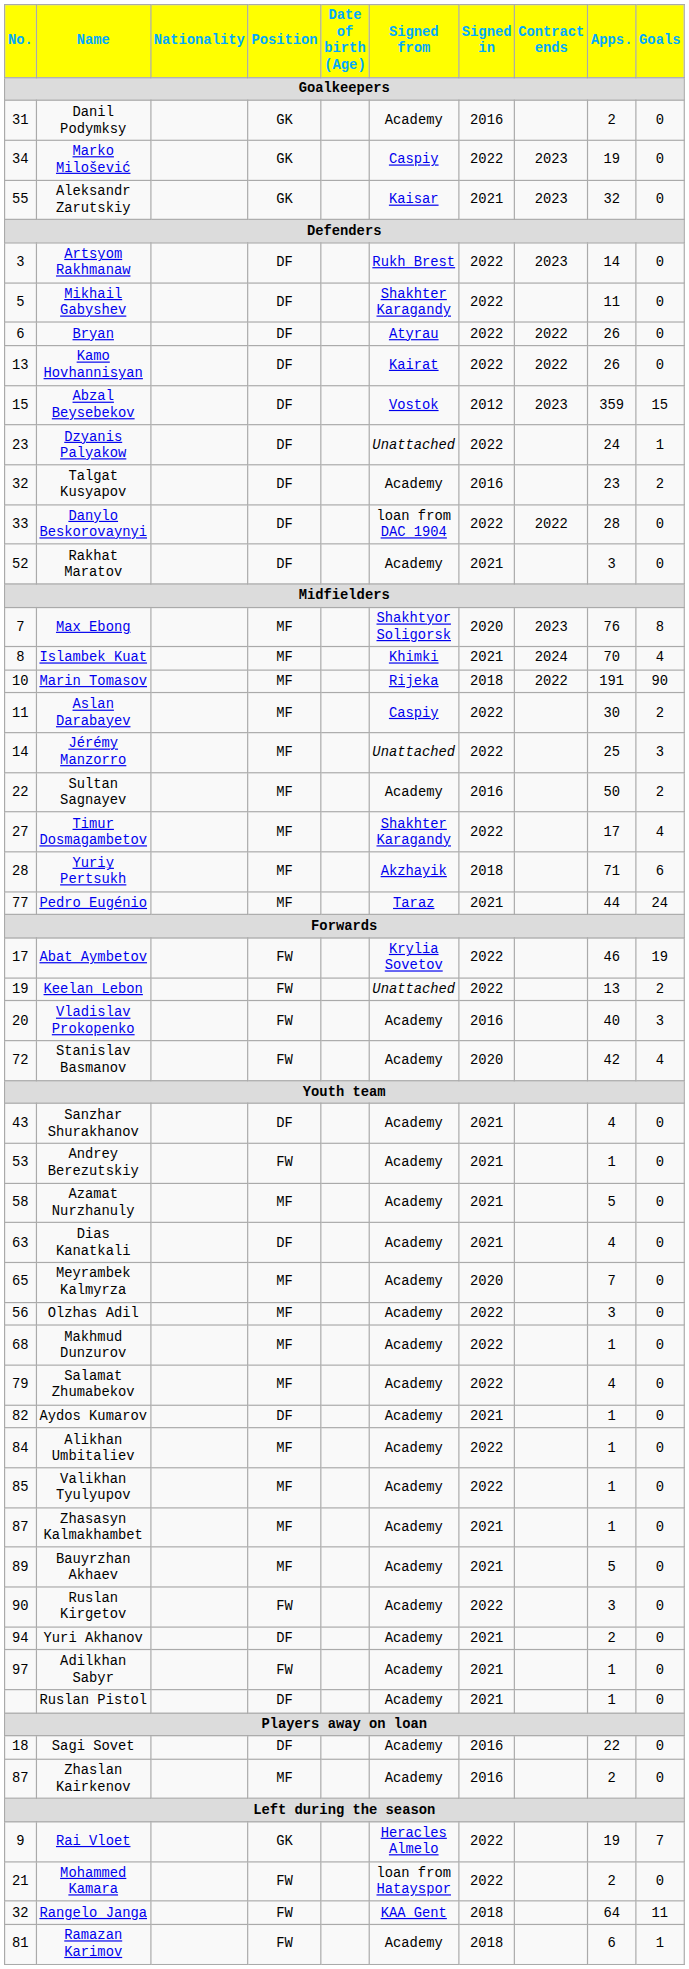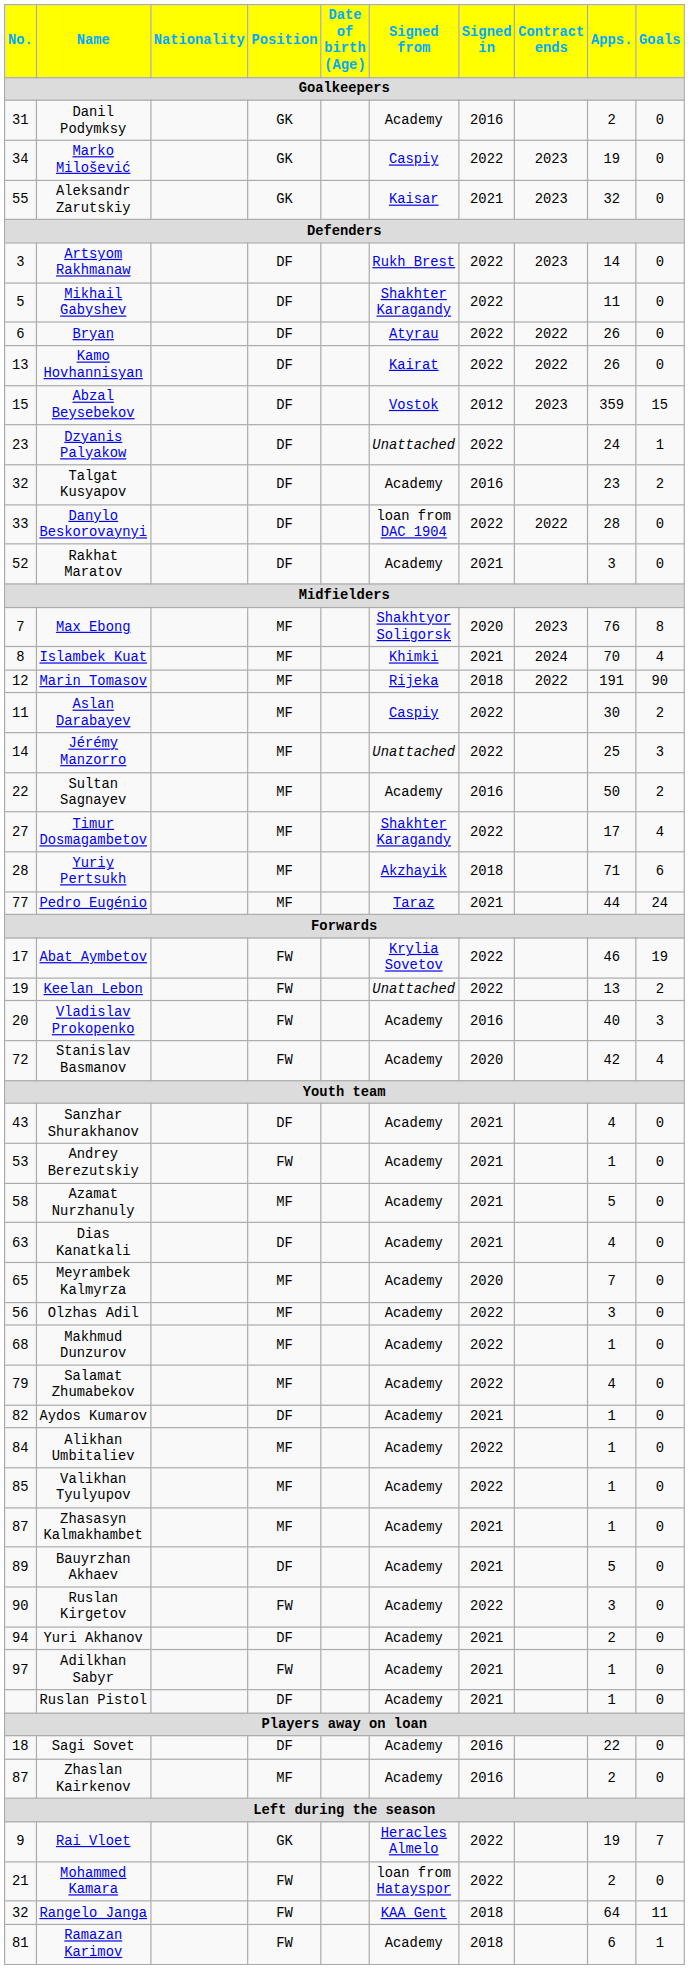(20, 681) 10 -> (20, 681) 12
(285, 1567) MF -> (285, 1567) DF
